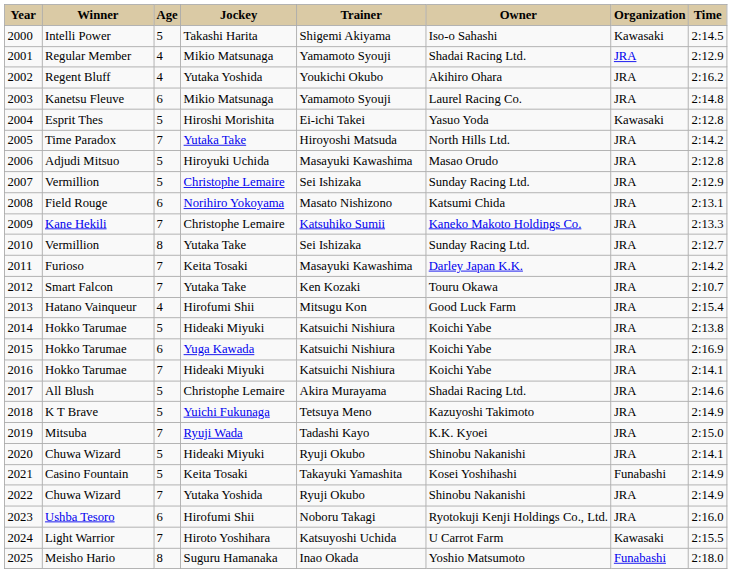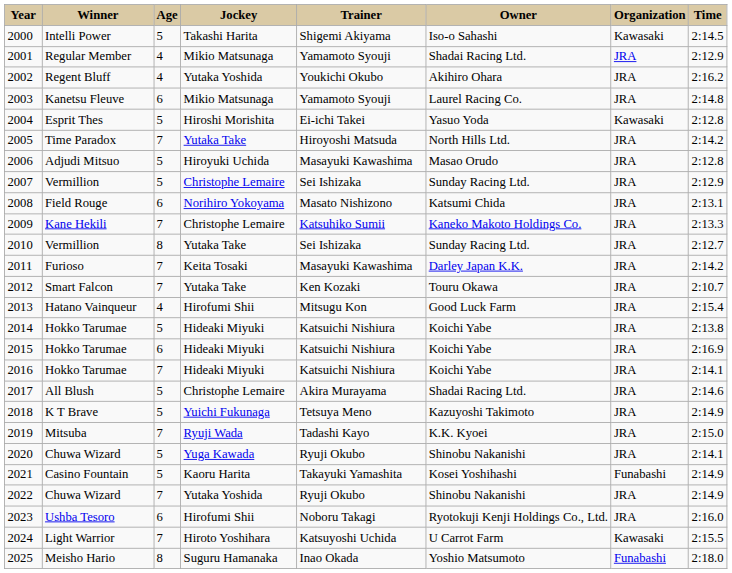(219, 349) Yuga Kawada -> (224, 349) Hideaki Miyuki
(224, 454) Hideaki Miyuki -> (219, 454) Yuga Kawada
(216, 475) Keita Tosaki -> (217, 475) Kaoru Harita
